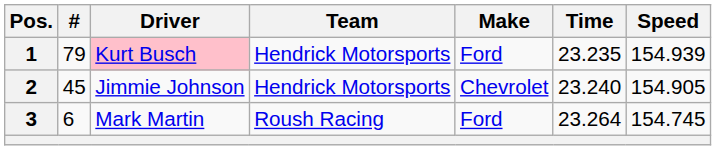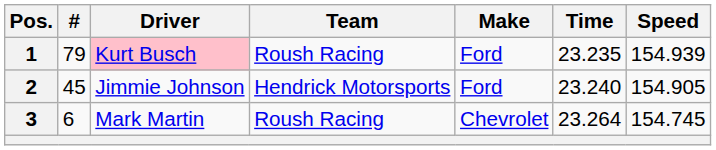(352, 54) Hendrick Motorsports -> (319, 54) Roush Racing
(504, 87) Chevrolet -> (481, 87) Ford
(481, 119) Ford -> (504, 119) Chevrolet
